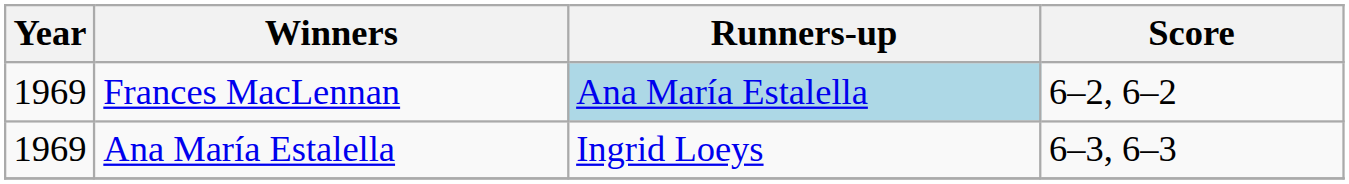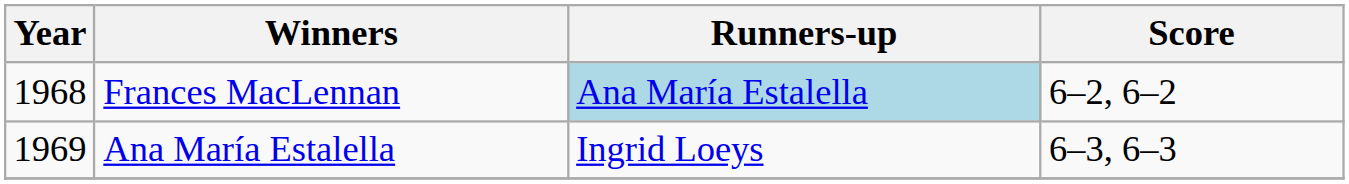(50, 91) 1969 -> (50, 91) 1968
